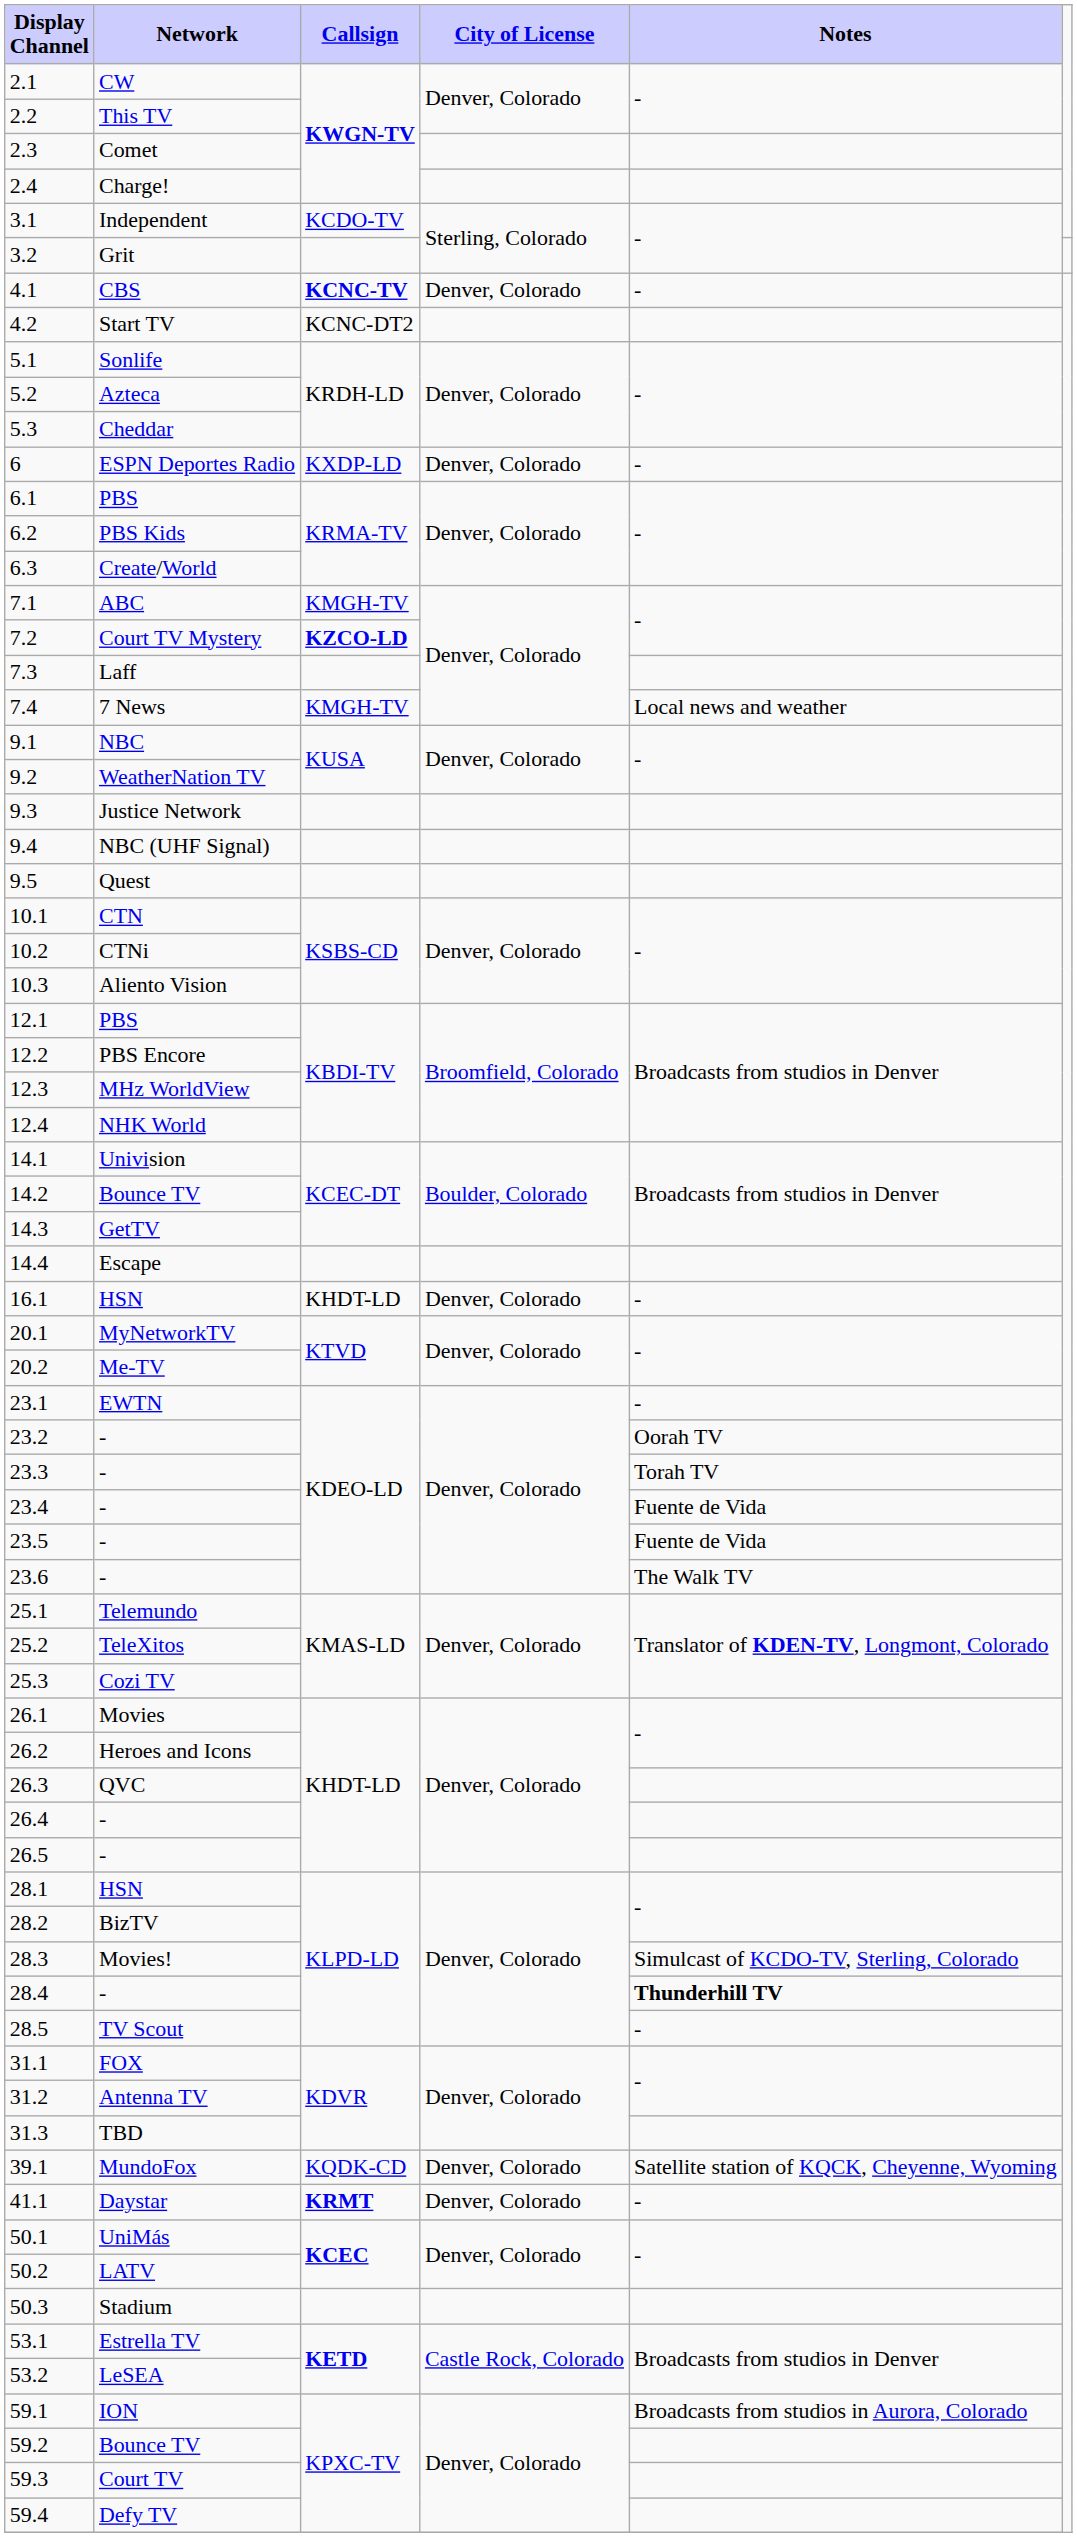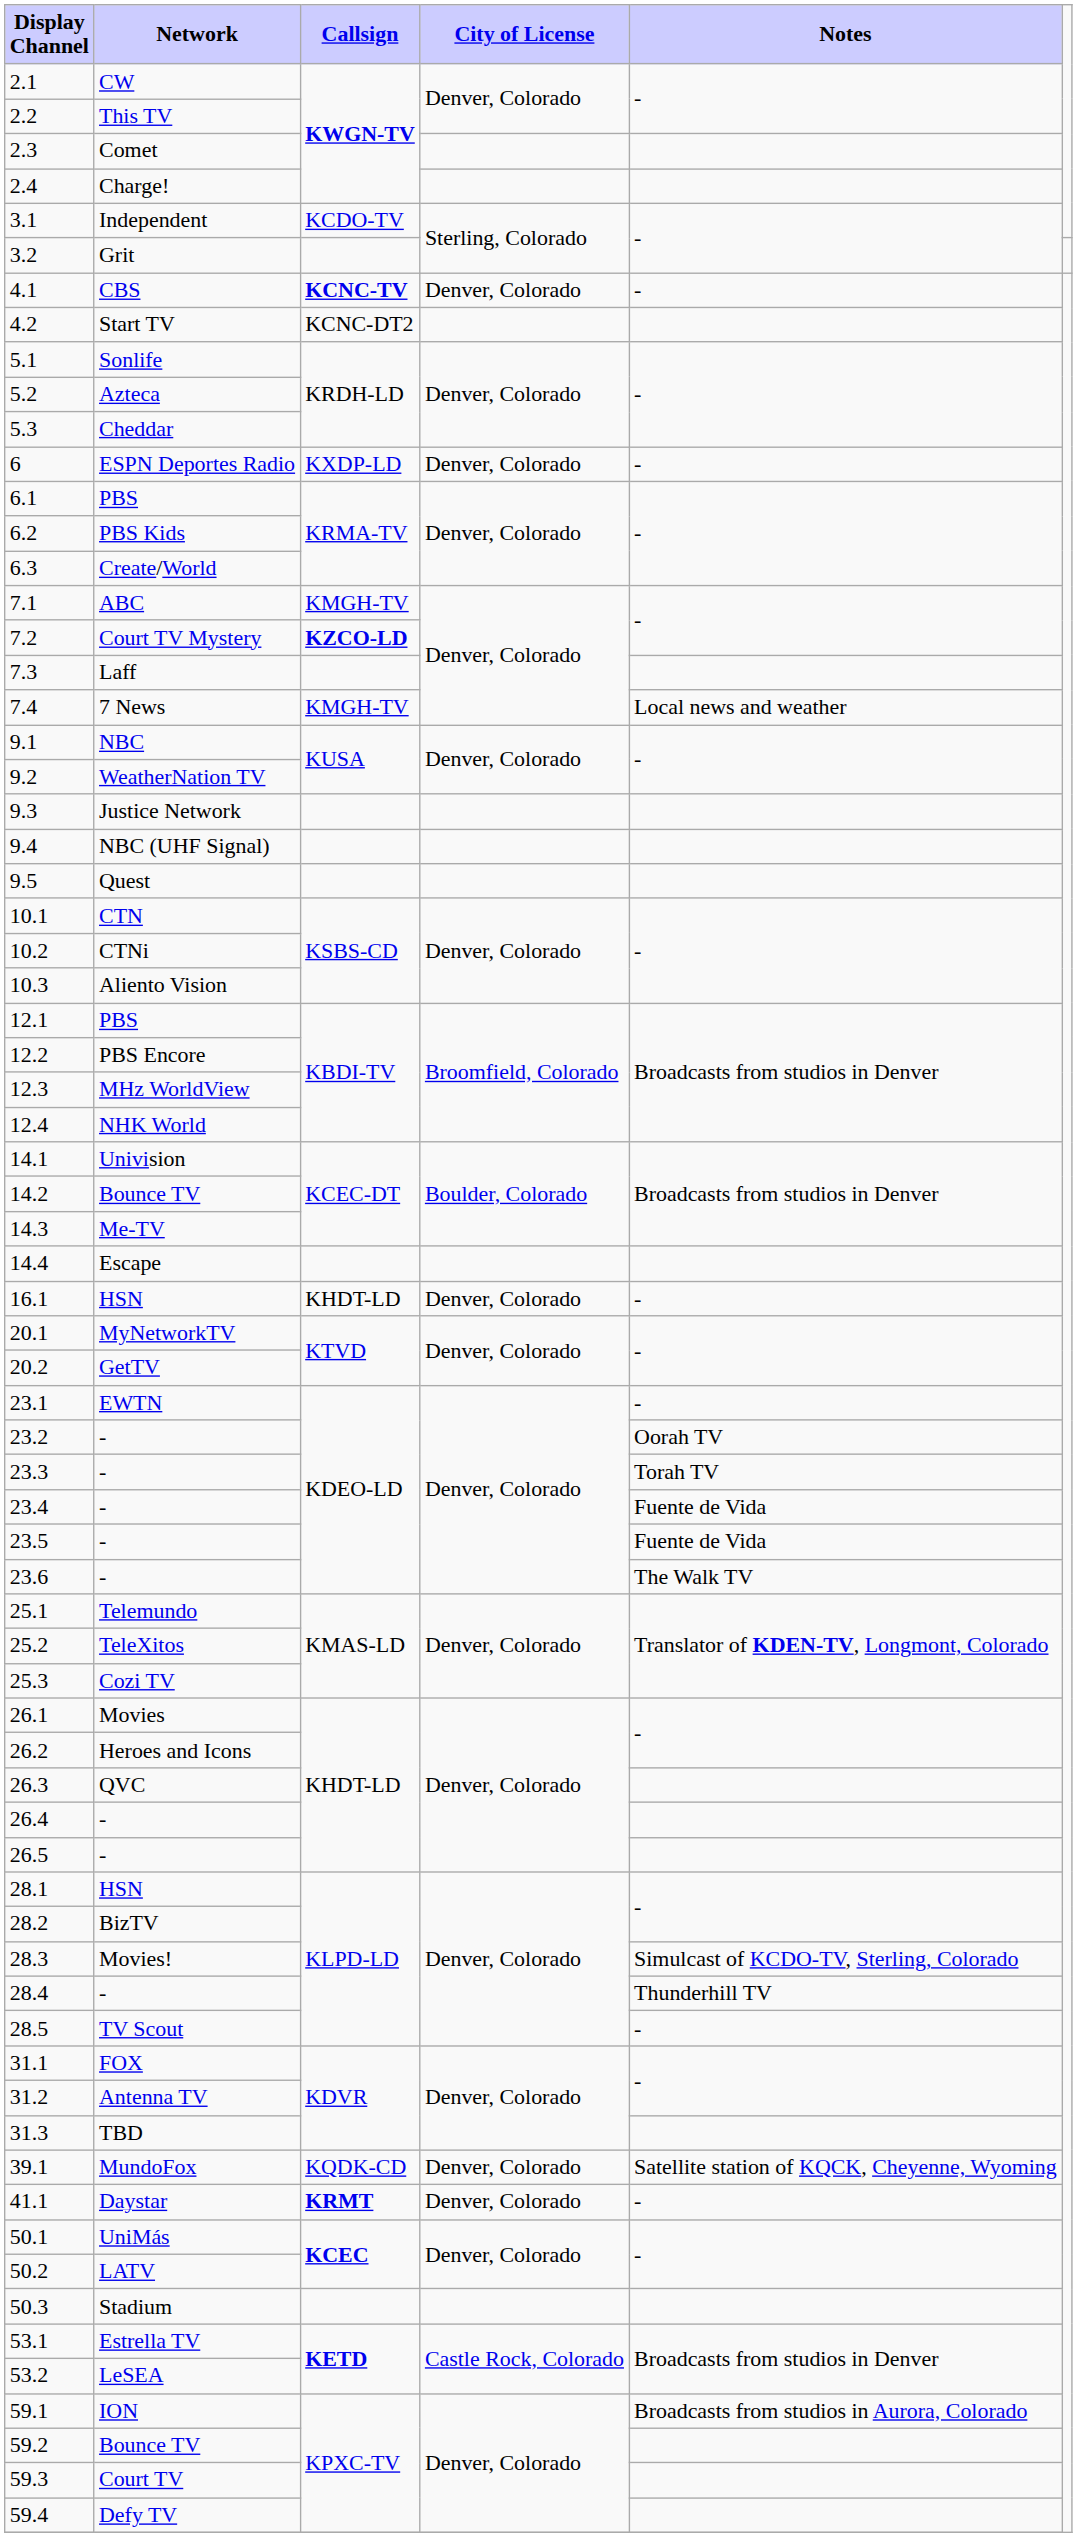(129, 1228) GetTV -> (132, 1228) Me-TV
(132, 1367) Me-TV -> (129, 1367) GetTV
(708, 1993) bold -> (703, 1993) normal
